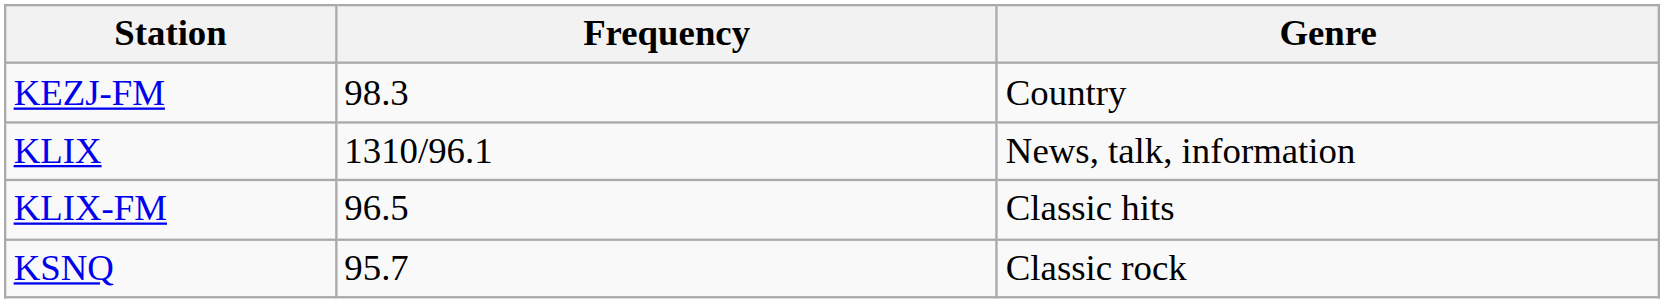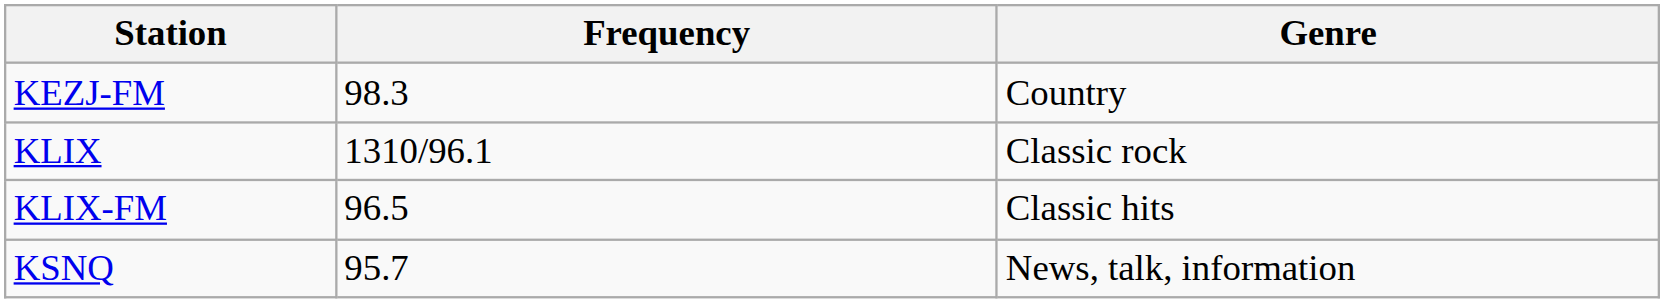(1181, 150) News, talk, information -> (1096, 150) Classic rock
(1096, 267) Classic rock -> (1181, 267) News, talk, information
